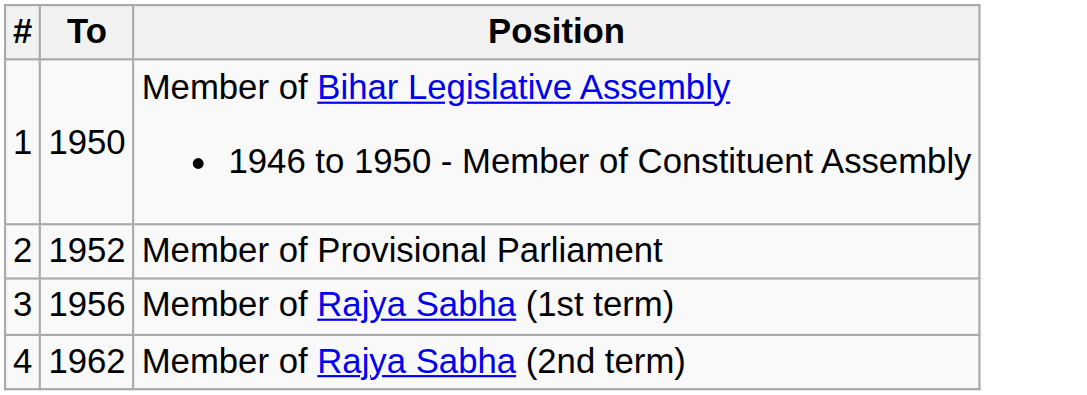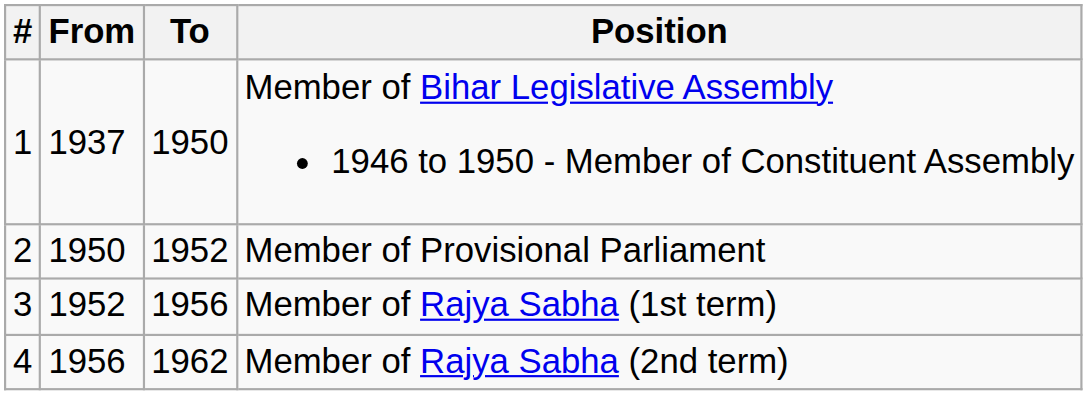+ column: (92, 32)
